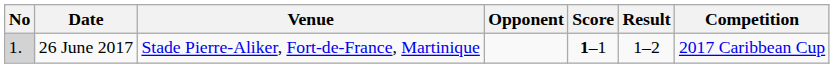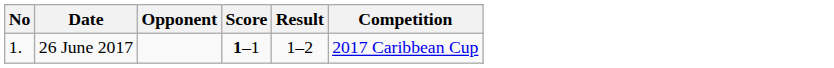- column: (311, 18)
(15, 47) lightgrey background -> (15, 47) no background
